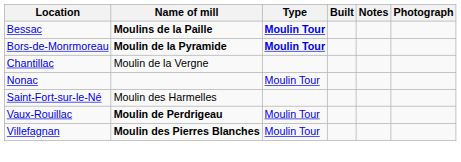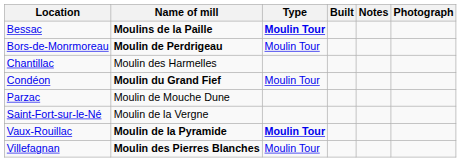(170, 47) Moulin de la Pyramide -> (168, 47) Moulin de Perdrigeau
(295, 47) bold -> (292, 47) normal
(161, 64) Moulin de la Vergne -> (165, 64) Moulin des Harmelles
+ row: (29, 81)
- row: (22, 81)
+ row: (23, 98)
(165, 98) Moulin des Harmelles -> (161, 115) Moulin de la Vergne
(168, 115) Moulin de Perdrigeau -> (170, 132) Moulin de la Pyramide
(292, 115) normal -> (295, 132) bold
